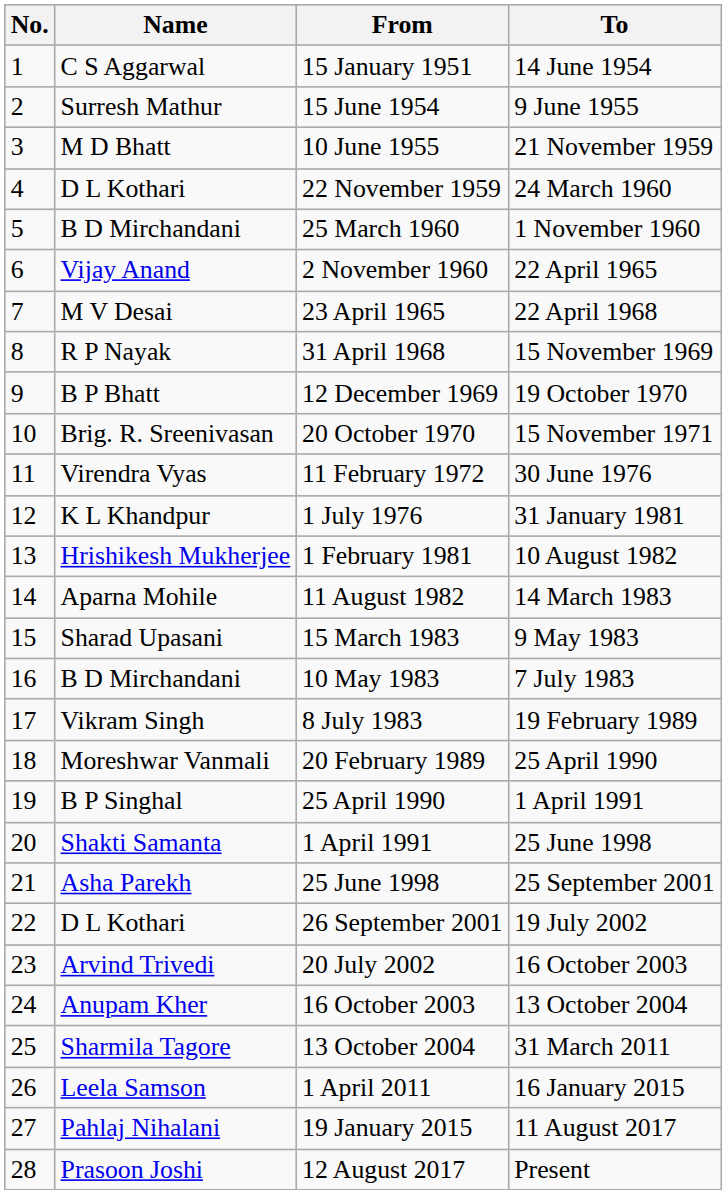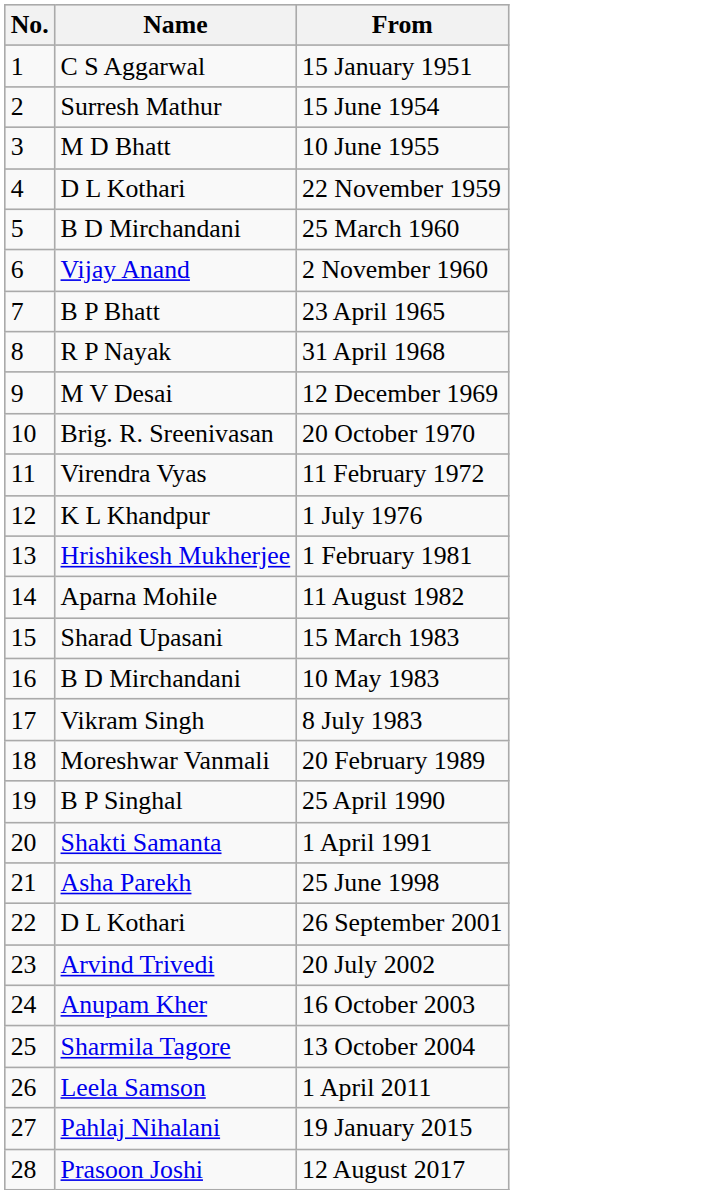- column: (614, 24)
(117, 310) M V Desai -> (110, 310) B P Bhatt
(110, 392) B P Bhatt -> (117, 392) M V Desai
